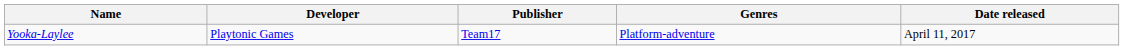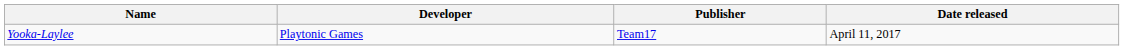- column: (759, 14)
